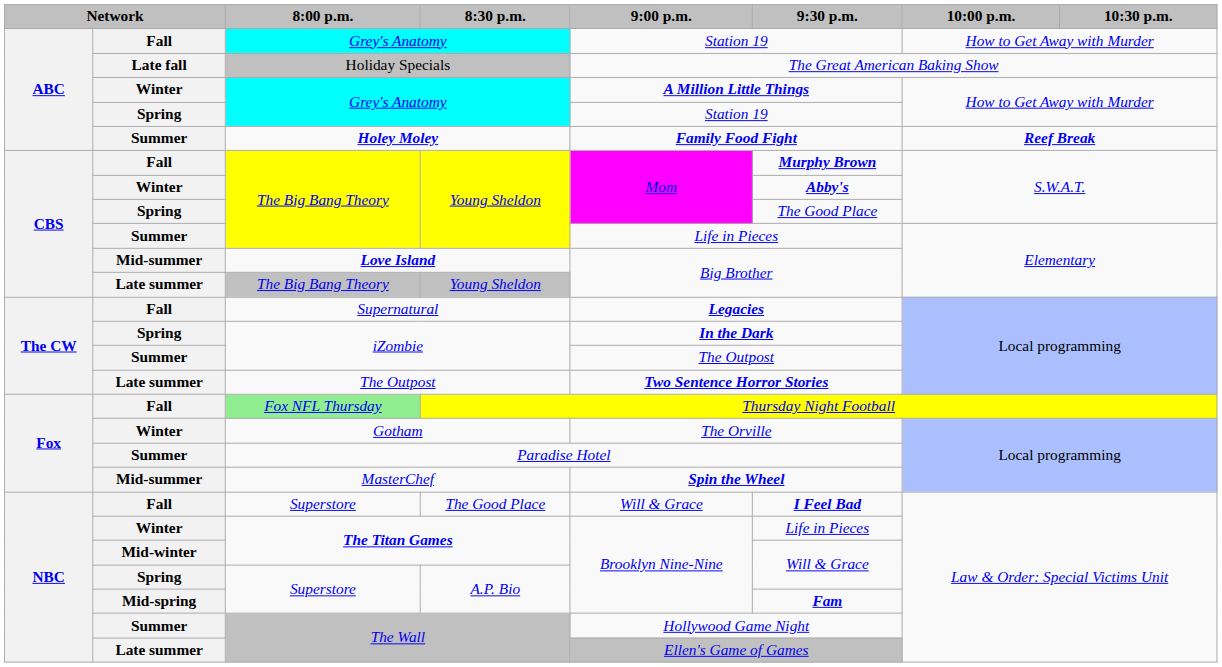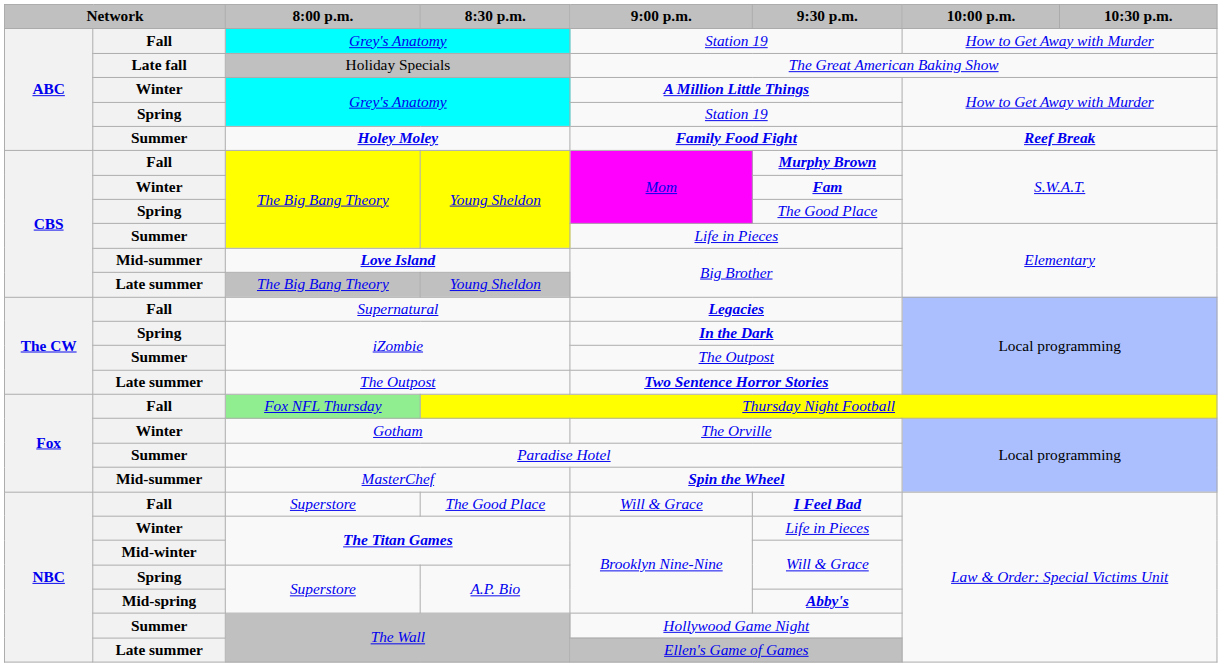(827, 187) Abby's -> (827, 187) Fam
(827, 601) Fam -> (827, 601) Abby's
